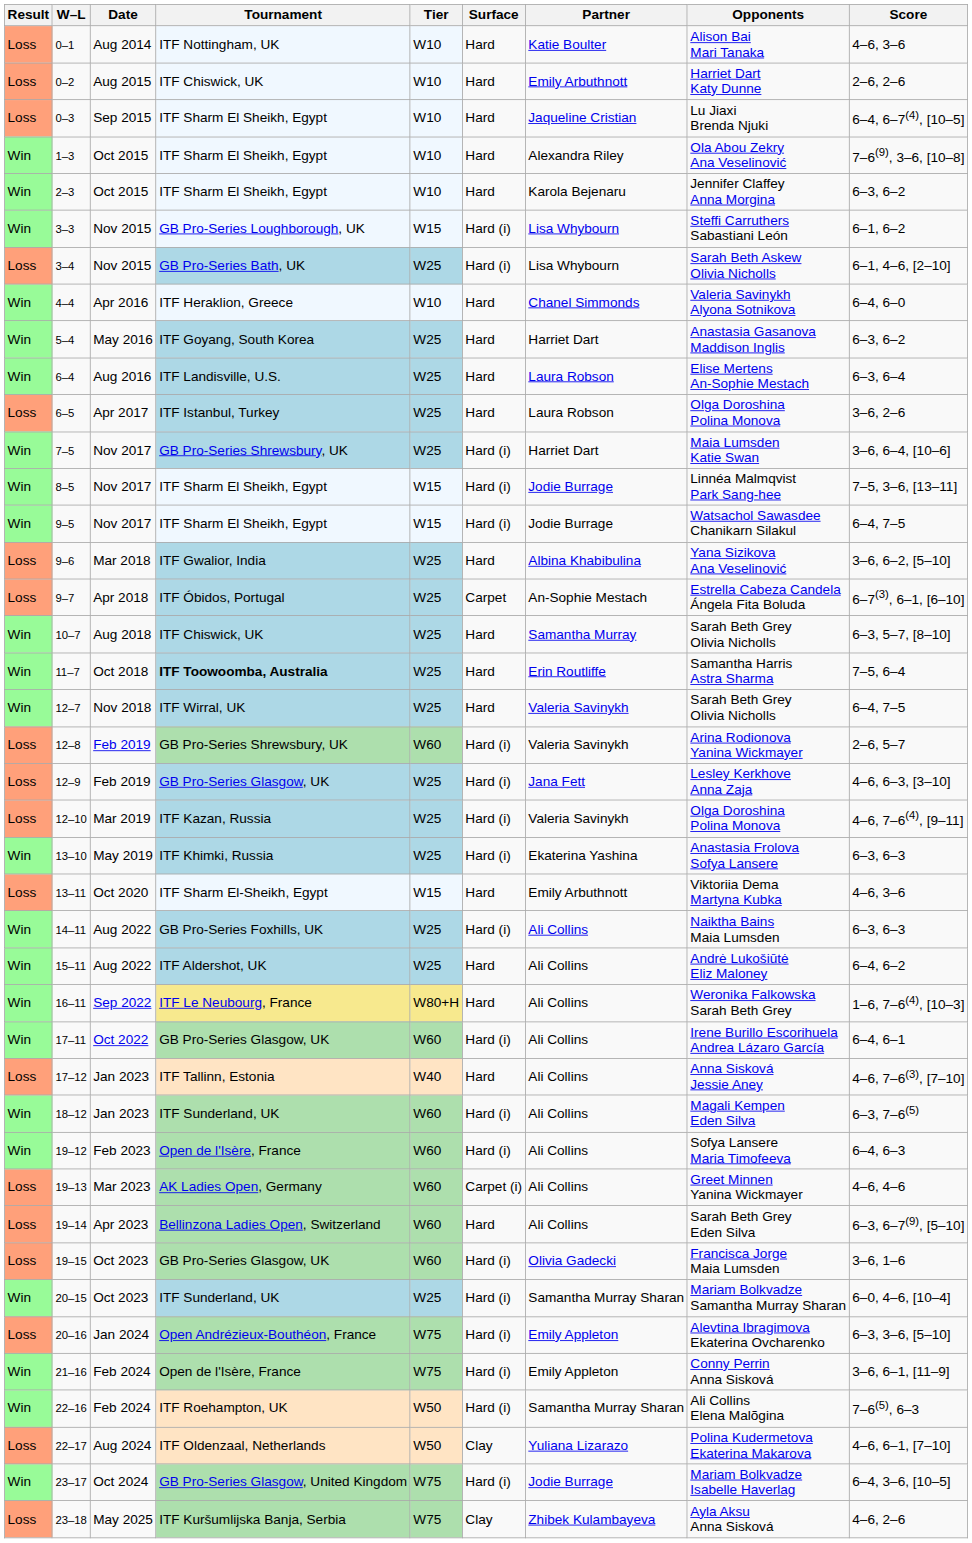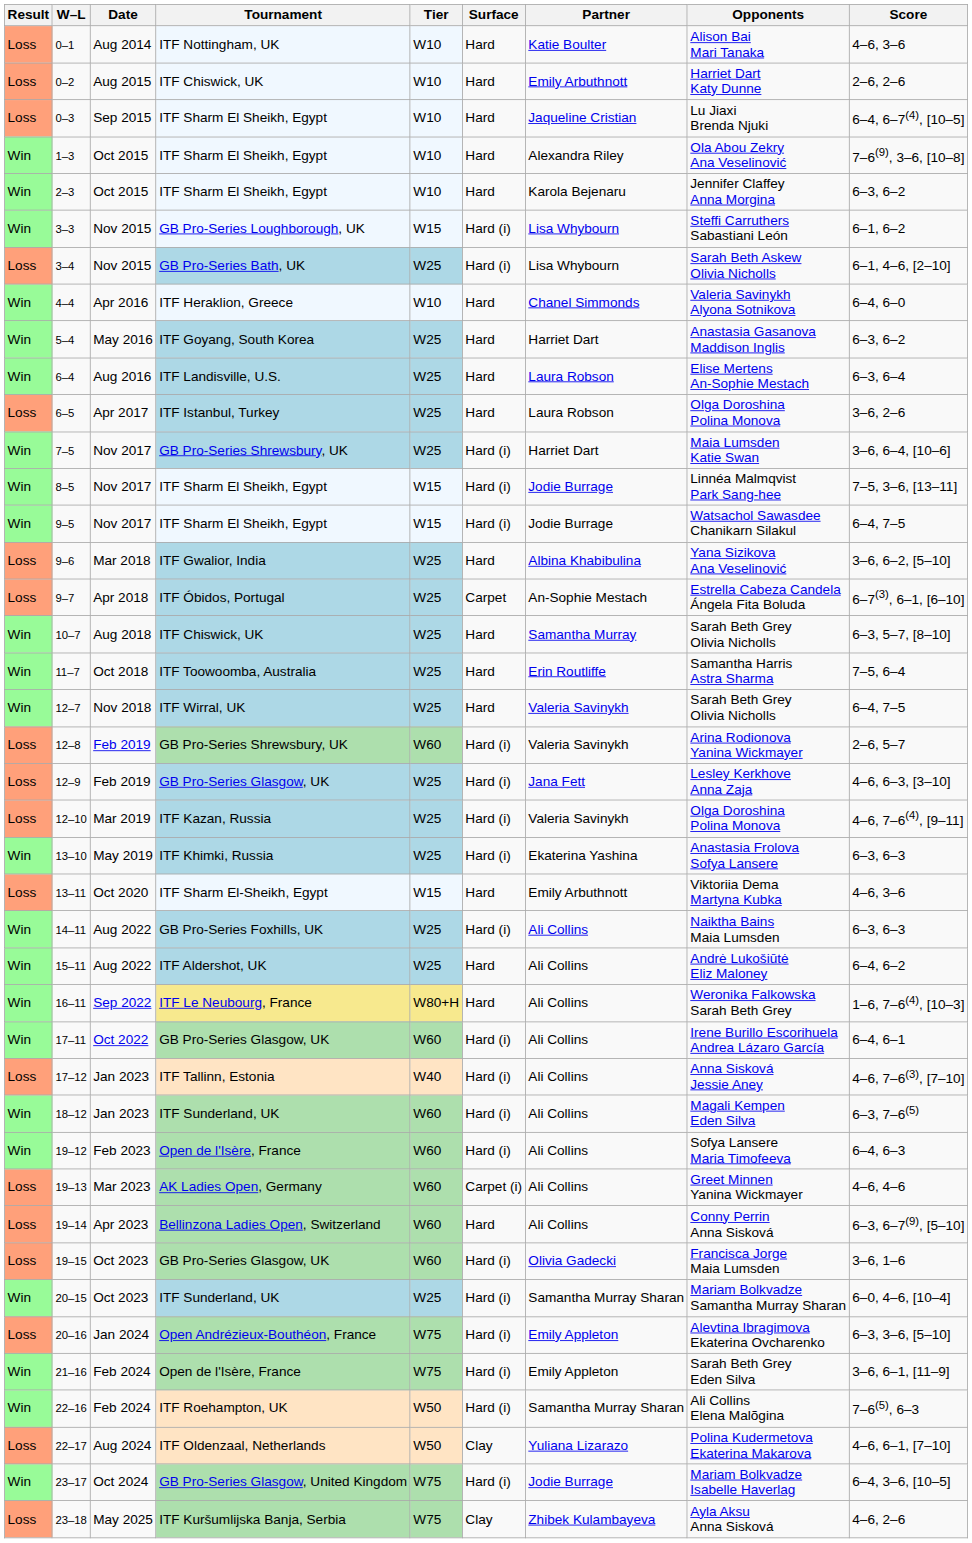(243, 671) bold -> (238, 671) normal
(480, 1076) Hard -> (488, 1076) Hard (i)
(741, 1224) Sarah Beth Grey Eden Silva -> (732, 1224) Conny Perrin Anna Sisková
(732, 1371) Conny Perrin Anna Sisková -> (741, 1371) Sarah Beth Grey Eden Silva
